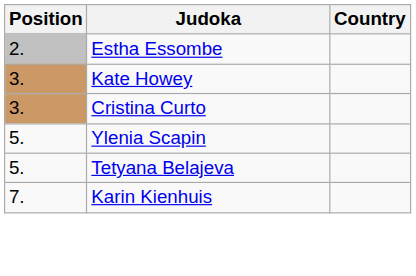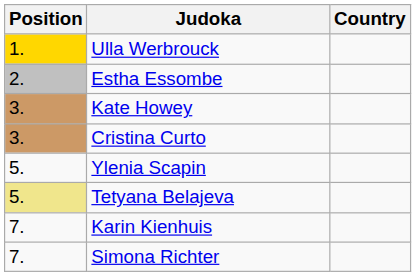+ row: (155, 49)
(17, 167) no background -> (17, 197) khaki background
+ row: (155, 256)
